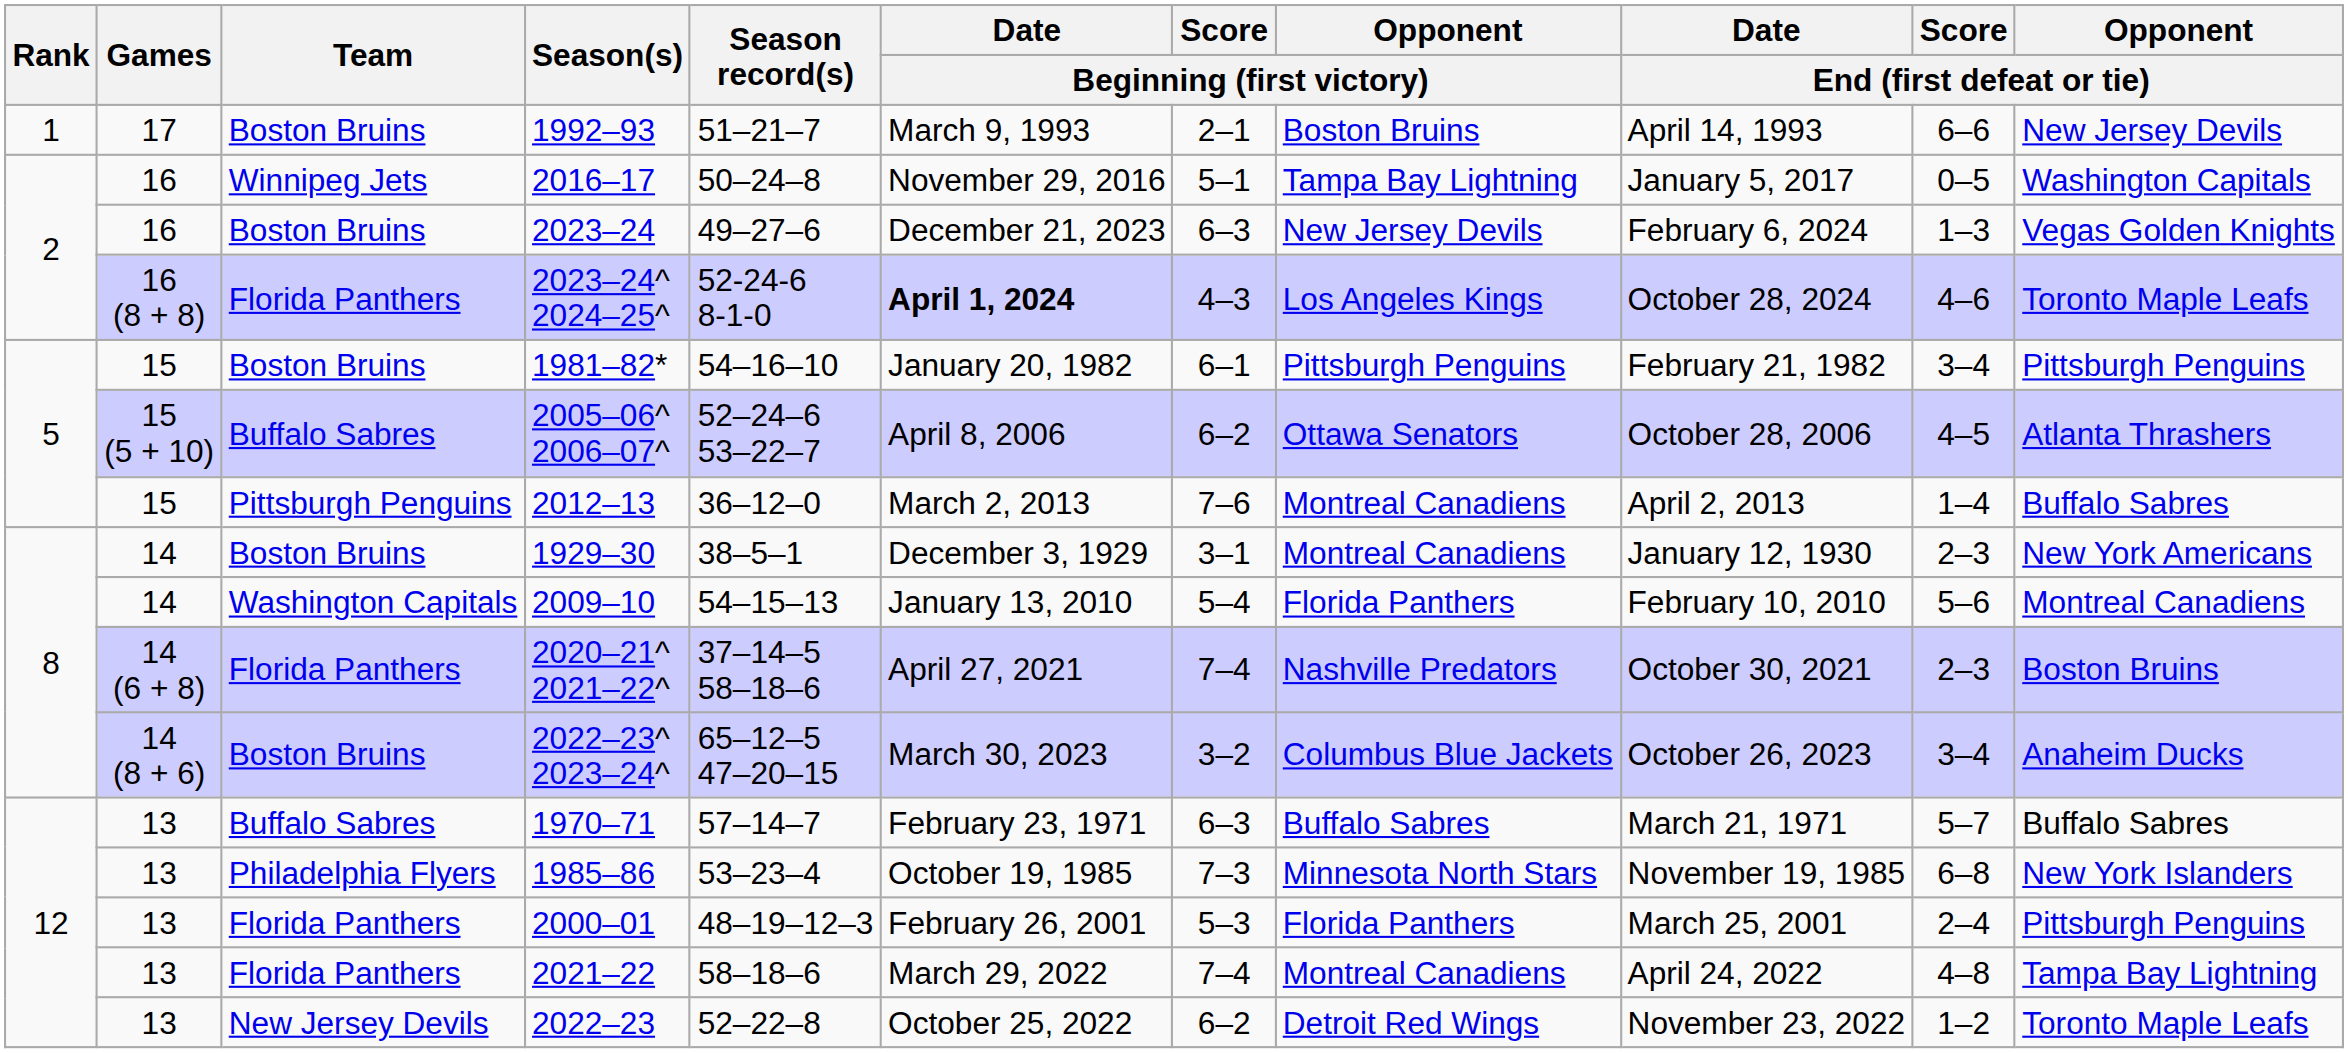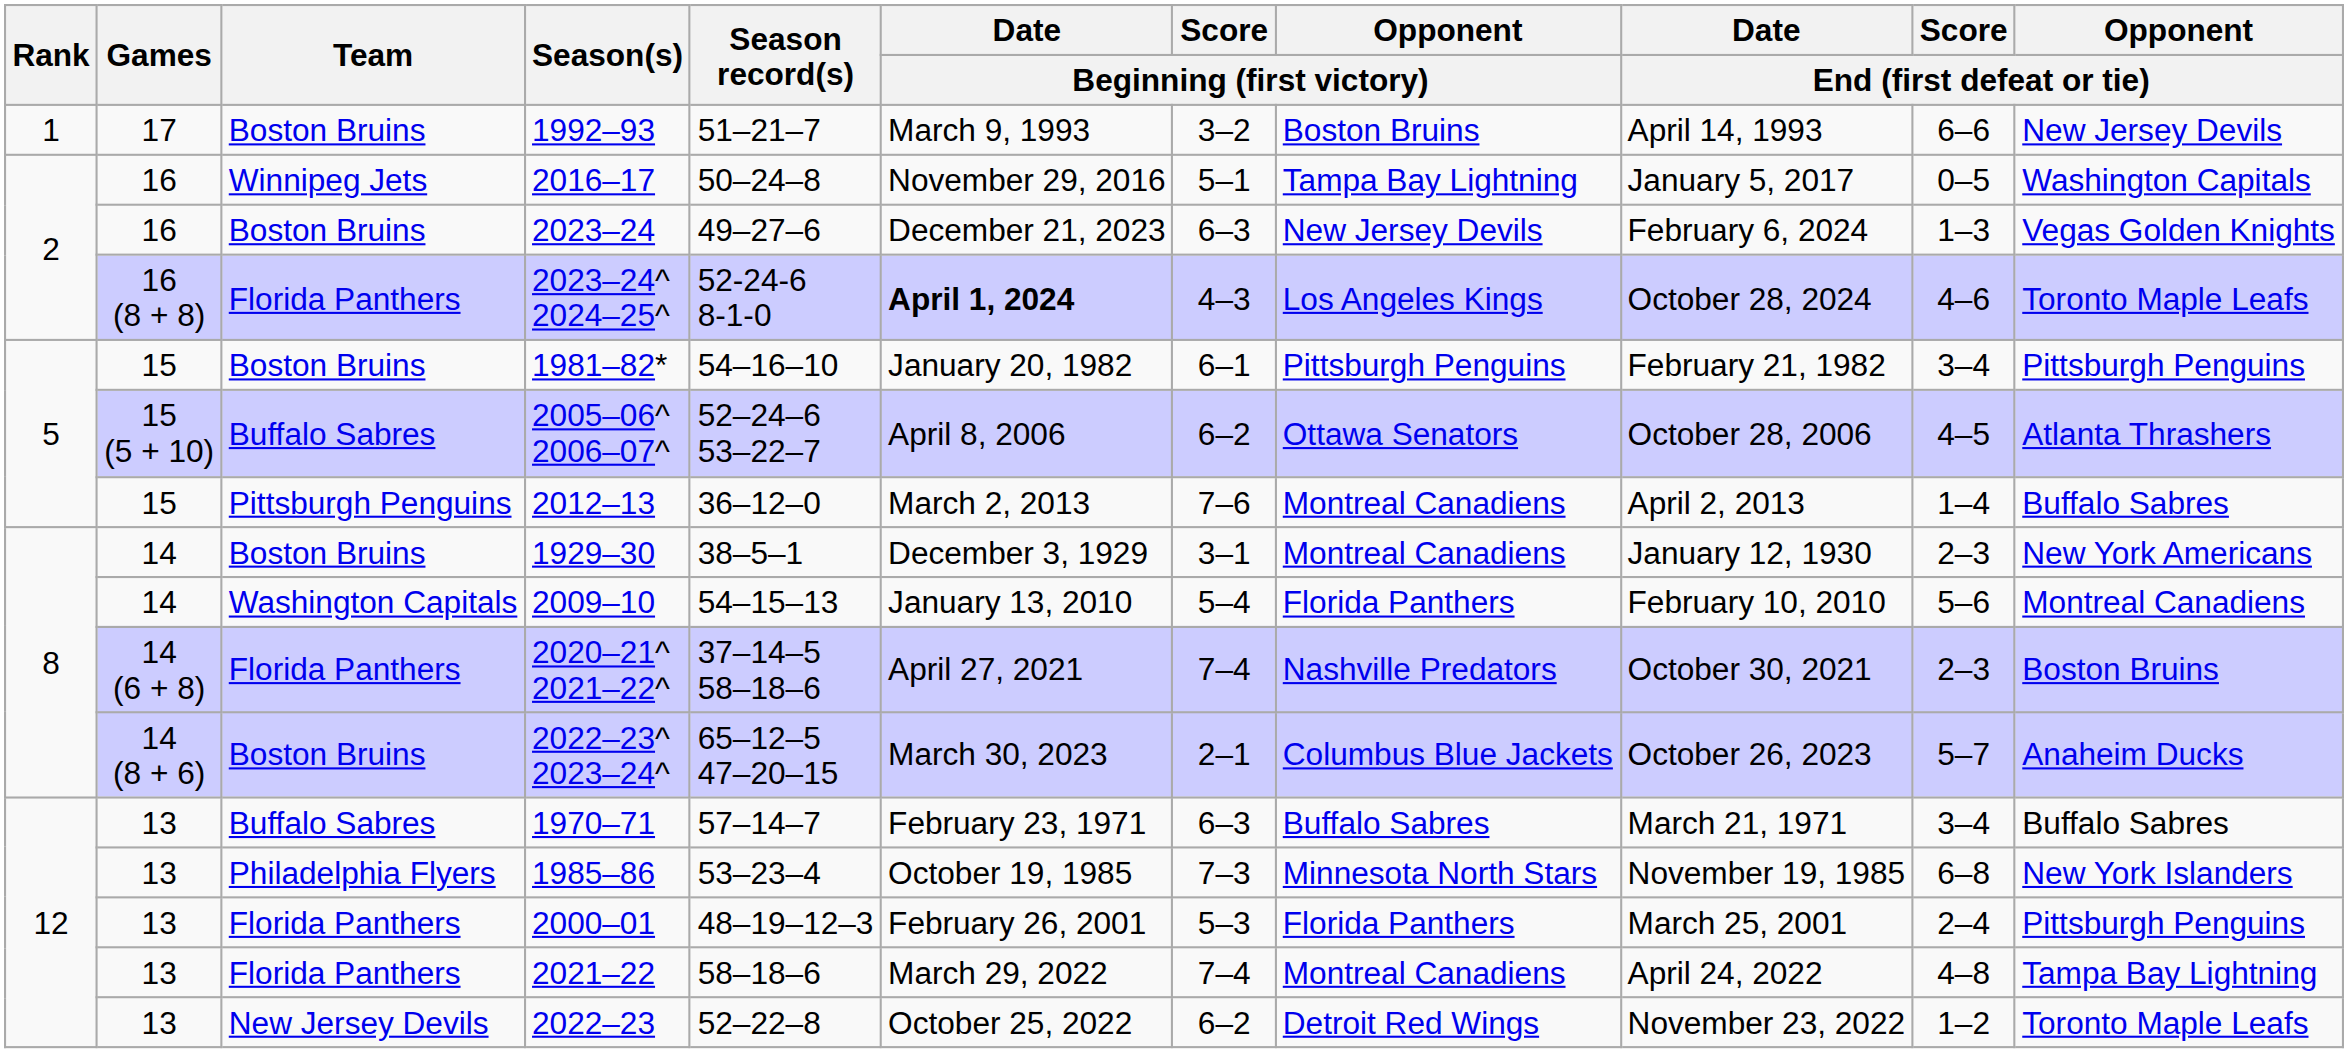(1224, 130) 2–1 -> (1224, 130) 3–2
(1224, 755) 3–2 -> (1224, 755) 2–1
(1964, 755) 3–4 -> (1964, 755) 5–7
(1964, 822) 5–7 -> (1964, 822) 3–4
